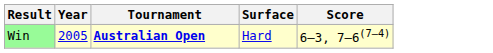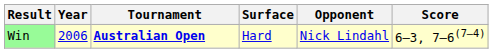+ column: (344, 15)
(73, 36) 2005 -> (73, 36) 2006
